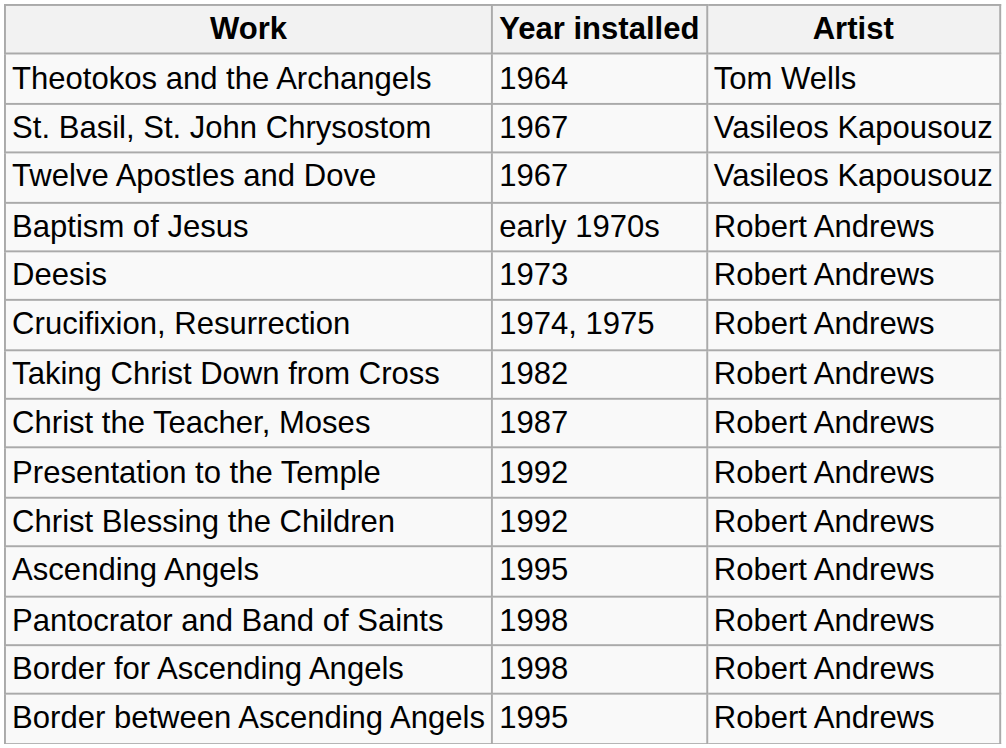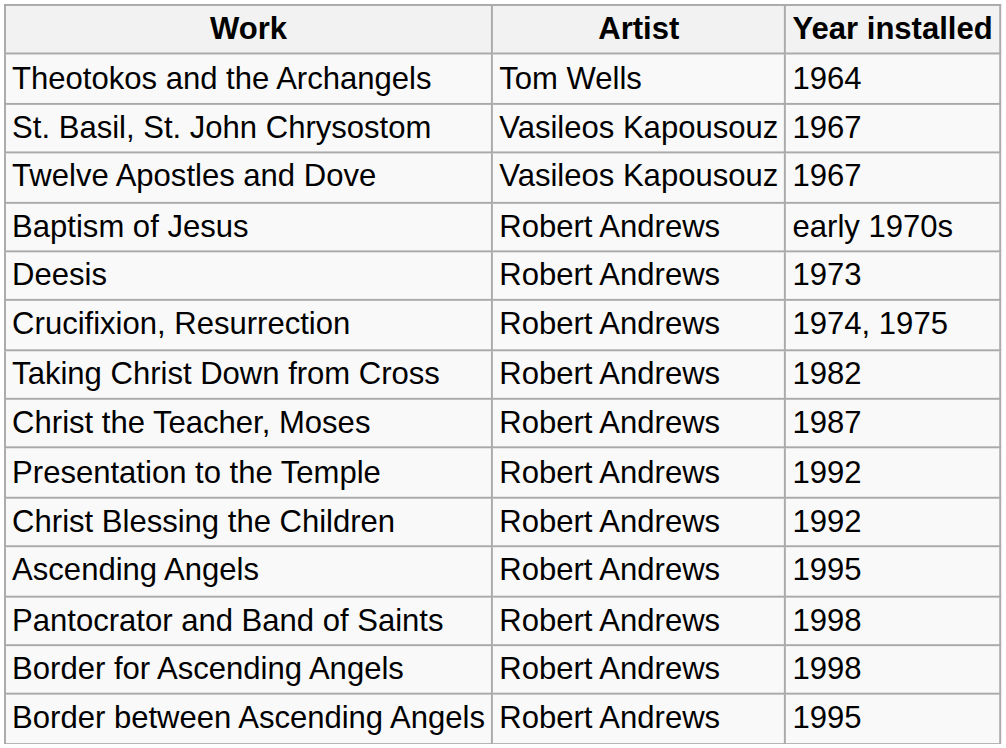columns swapped: (853, 29) <-> (599, 29)
